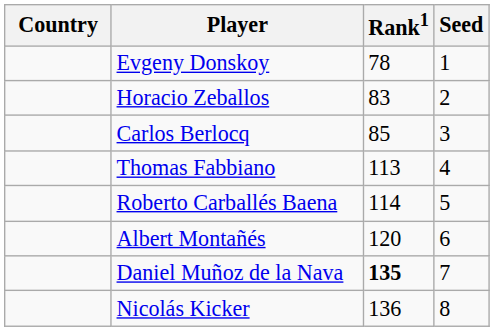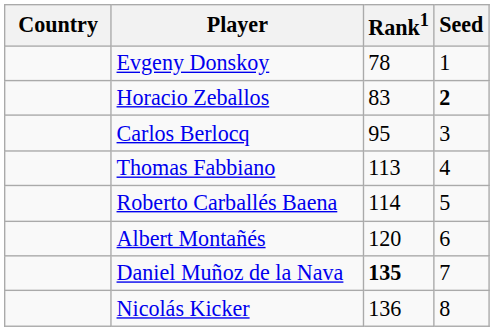(445, 98) normal -> (445, 98) bold
(379, 133) 85 -> (379, 133) 95
